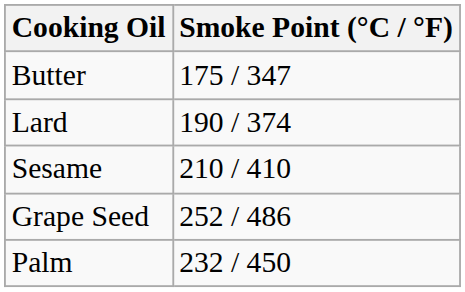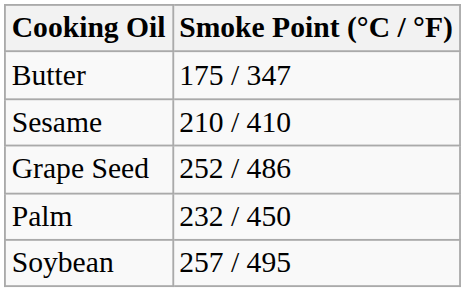- row: (40, 121)
+ row: (63, 262)
